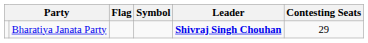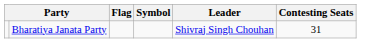(228, 29) bold -> (225, 29) normal
(324, 29) 29 -> (316, 29) 31
